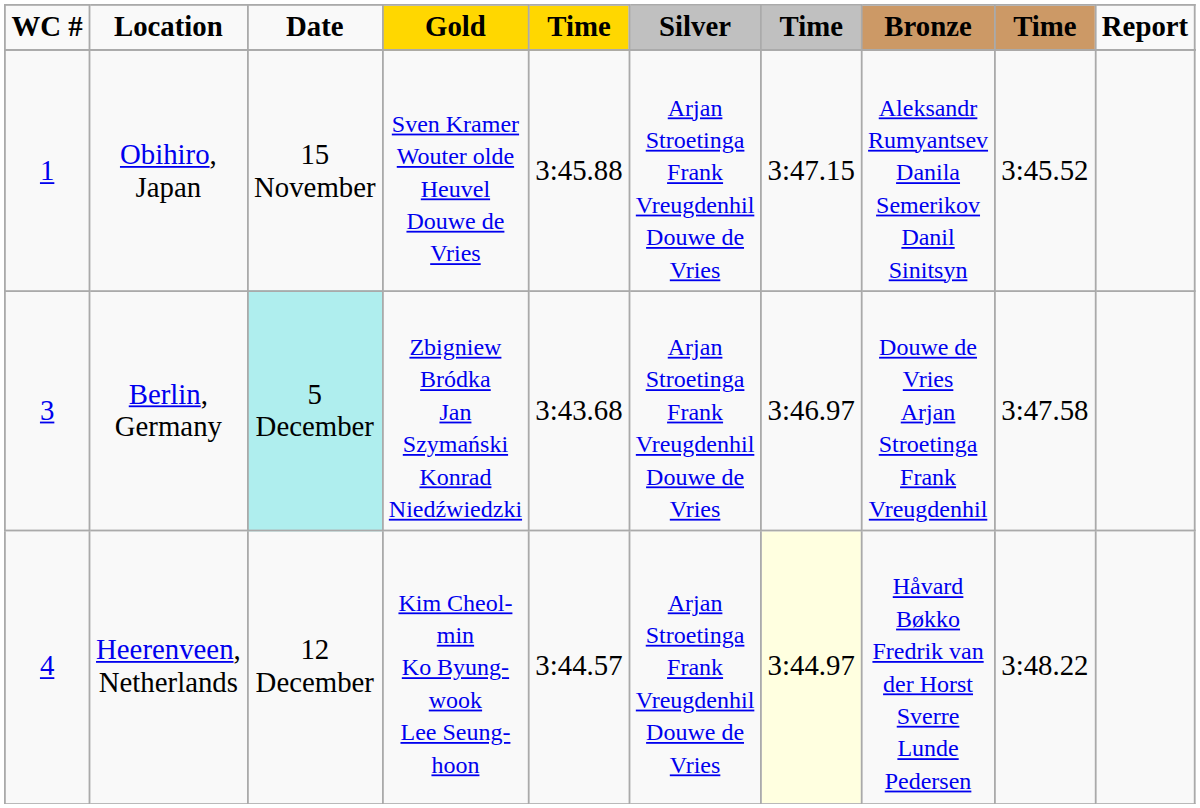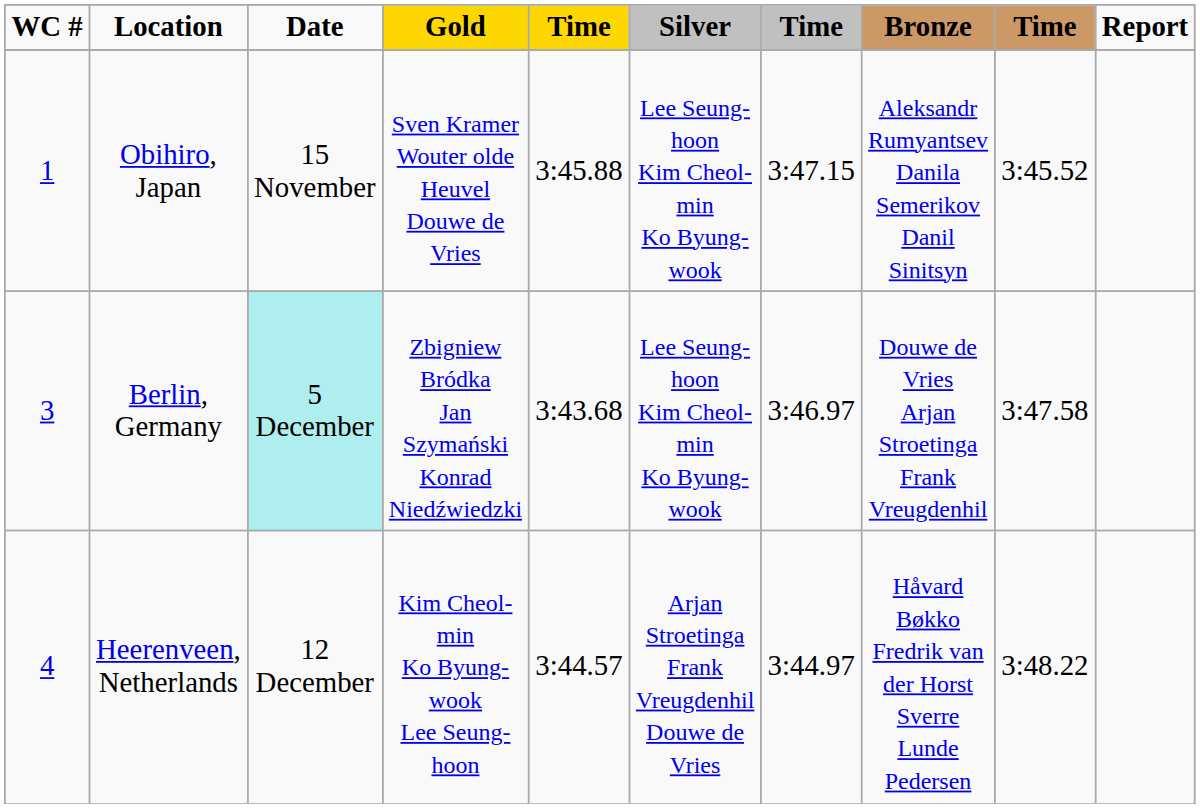(695, 188) Arjan Stroetinga Frank Vreugdenhil Douwe de Vries -> (695, 188) Lee Seung-hoon Kim Cheol-min Ko Byung-wook
(695, 428) Arjan Stroetinga Frank Vreugdenhil Douwe de Vries -> (695, 428) Lee Seung-hoon Kim Cheol-min Ko Byung-wook
(811, 666) lightyellow background -> (811, 666) no background
